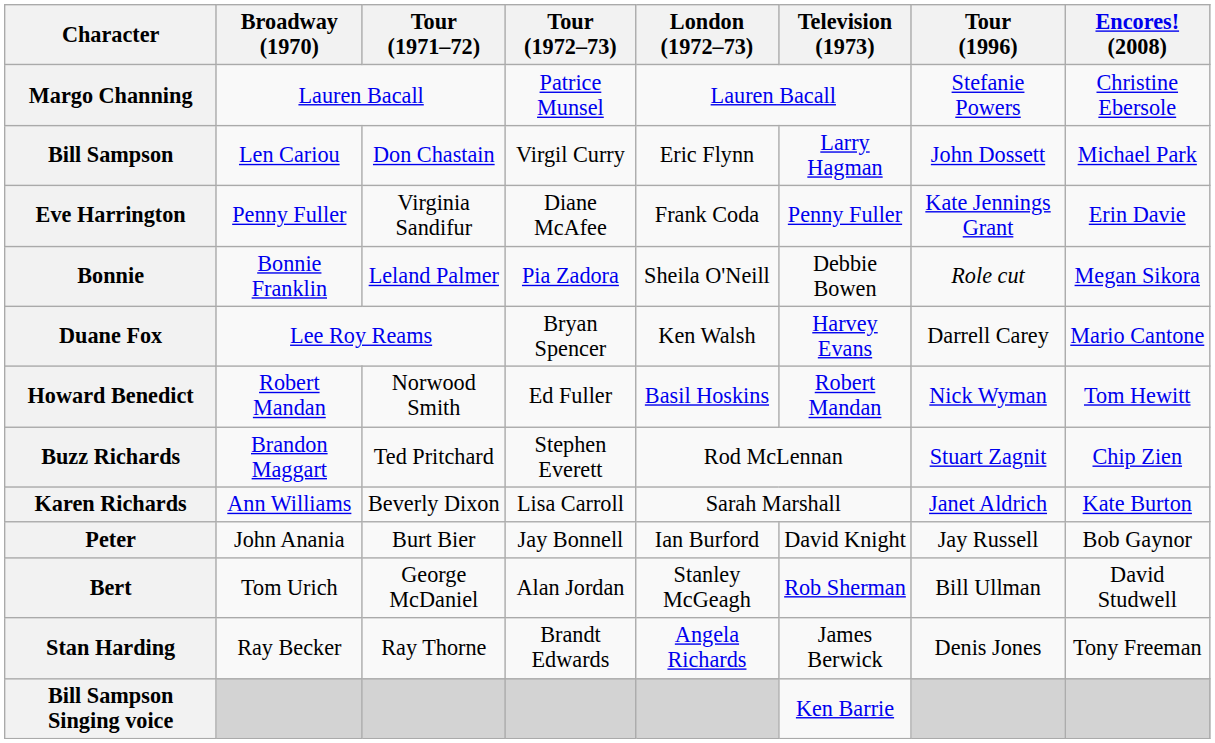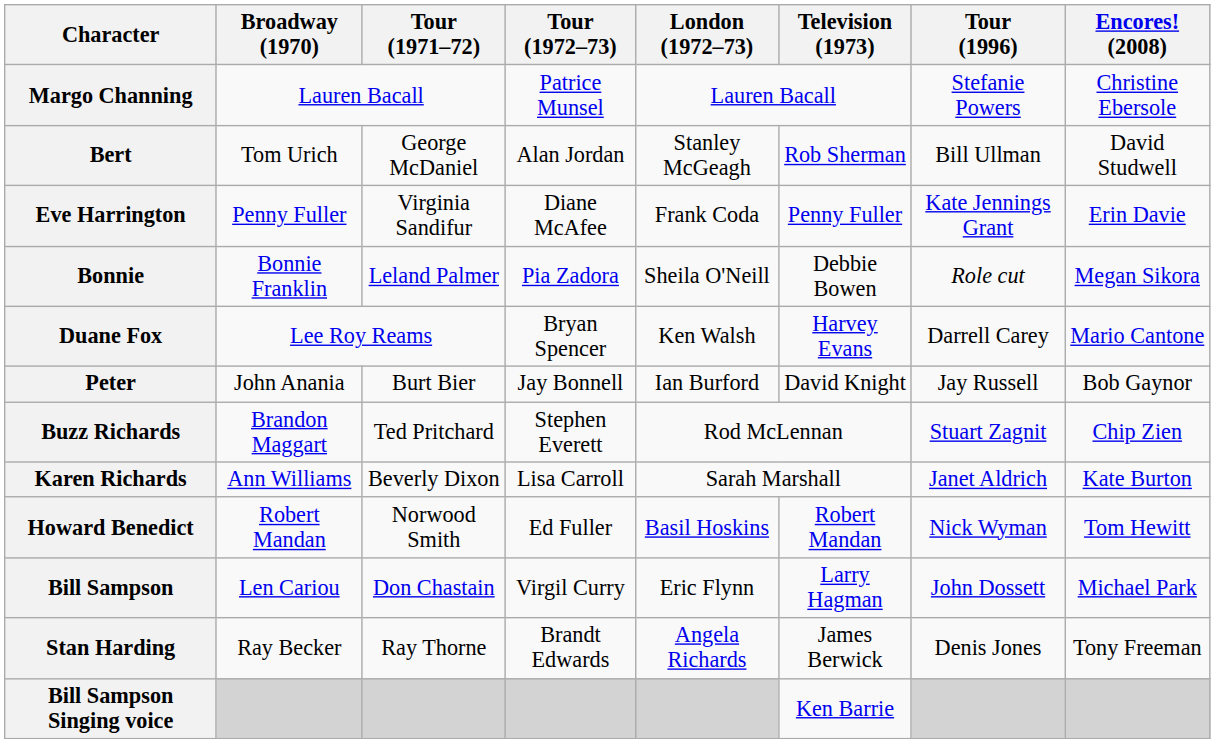rows swapped: (111, 155) <-> (111, 587)
rows swapped: (111, 396) <-> (111, 539)
